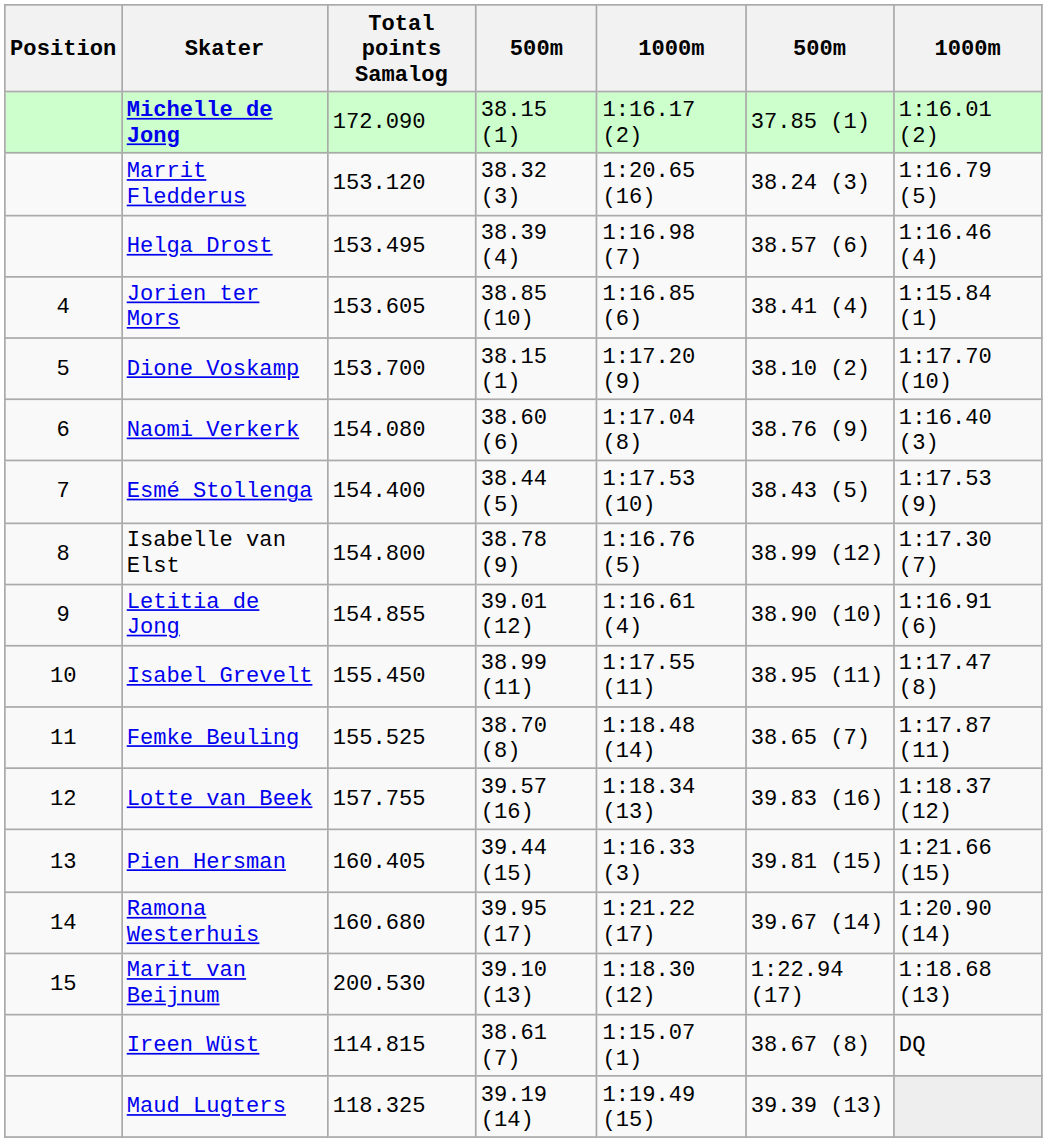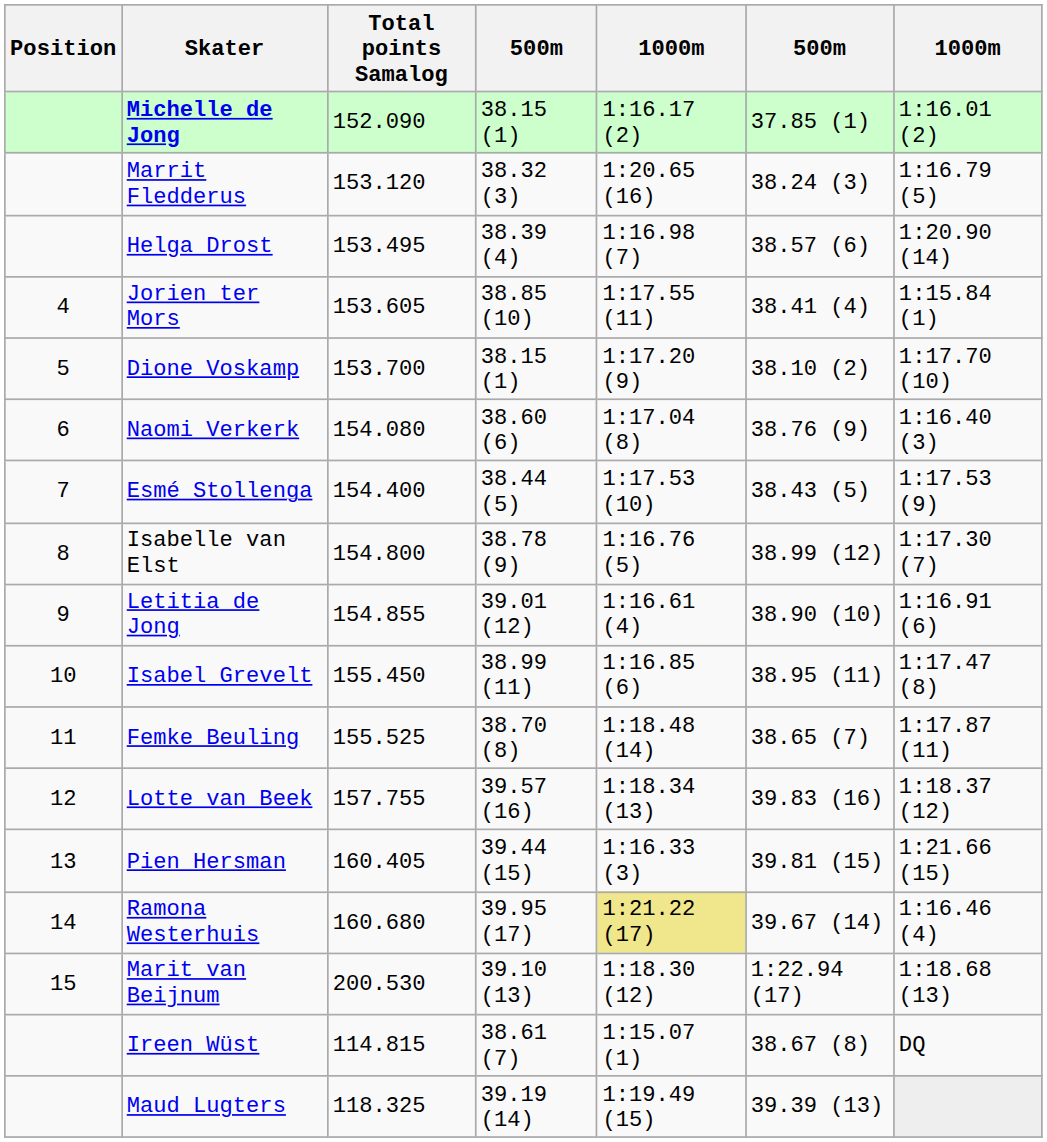(379, 123) 172.090 -> (379, 123) 152.090
(945, 246) 1:16.46 (4) -> (945, 246) 1:20.90 (14)
(649, 307) 1:16.85 (6) -> (649, 307) 1:17.55 (11)
(649, 676) 1:17.55 (11) -> (649, 676) 1:16.85 (6)
(649, 922) no background -> (649, 922) khaki background
(945, 922) 1:20.90 (14) -> (945, 922) 1:16.46 (4)
